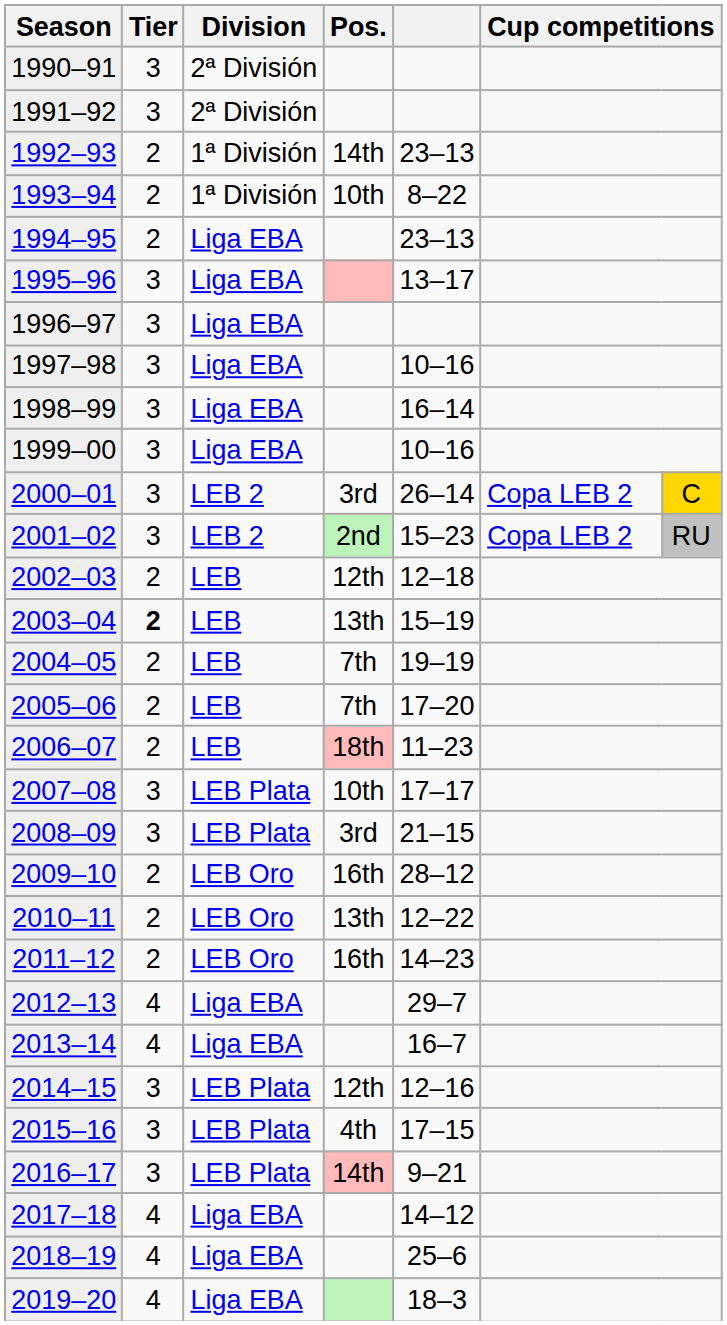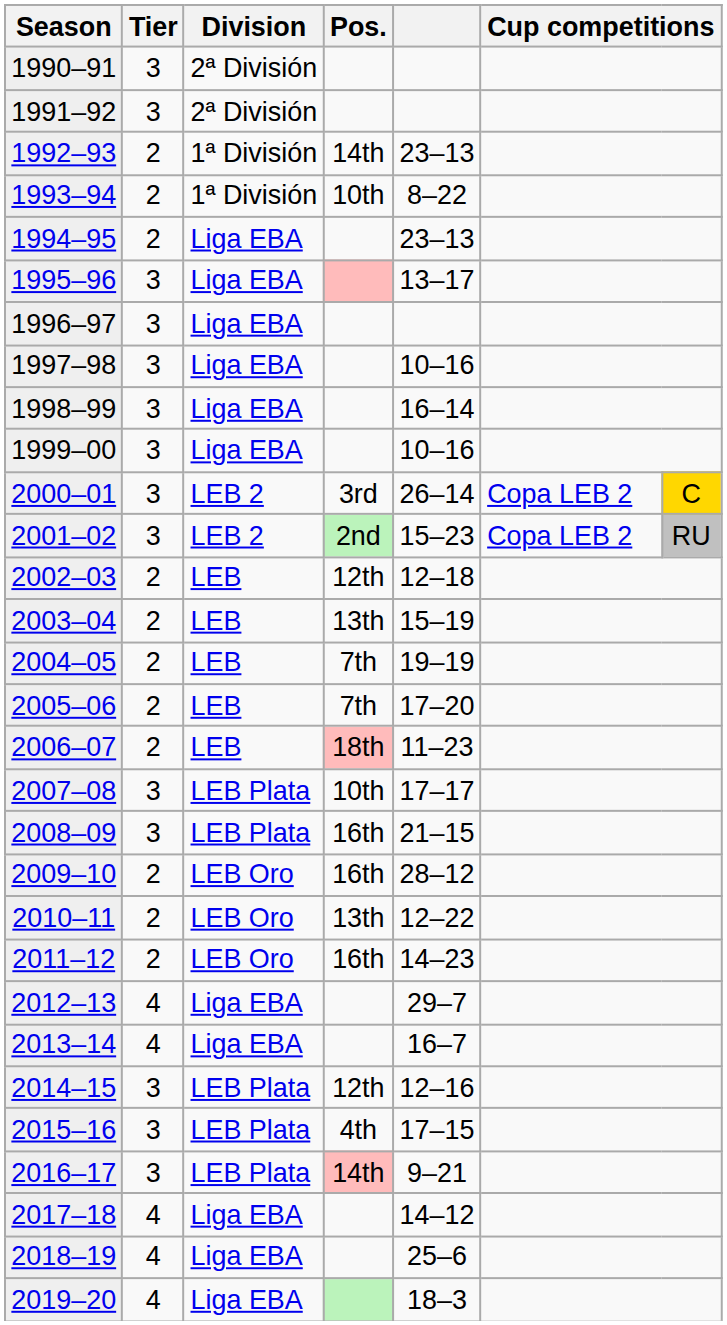(153, 620) bold -> (153, 620) normal
(358, 832) 3rd -> (358, 832) 16th
